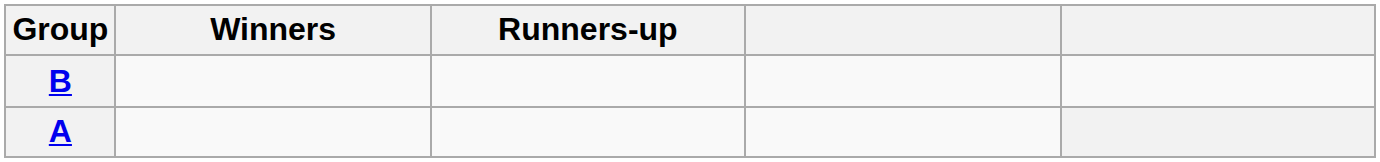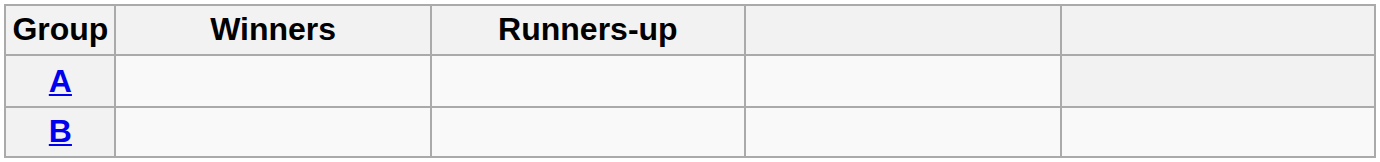rows swapped: (60, 131) <-> (60, 80)
